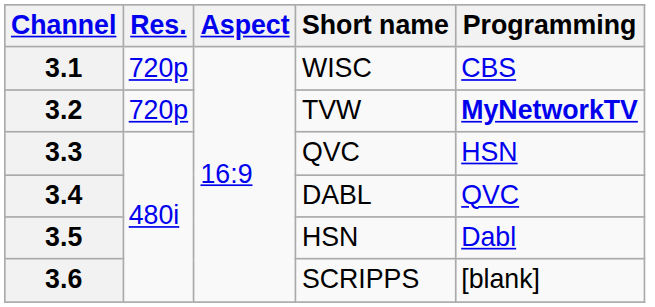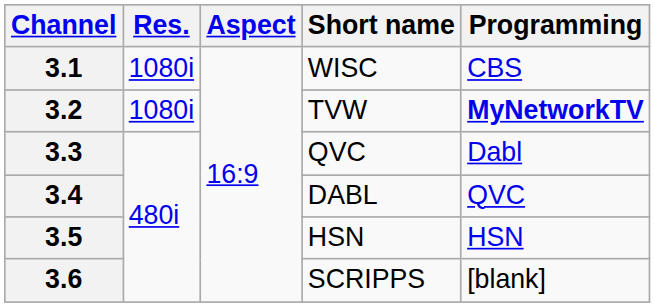(158, 68) 720p -> (161, 68) 1080i
(158, 110) 720p -> (161, 110) 1080i
(489, 152) HSN -> (495, 152) Dabl
(489, 237) Dabl -> (495, 237) HSN
